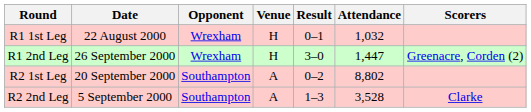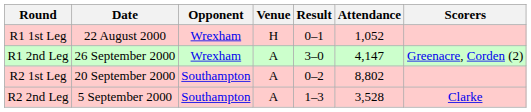(369, 35) 1,032 -> (369, 35) 1,052
(273, 55) H -> (273, 55) A
(369, 55) 1,447 -> (369, 55) 4,147
